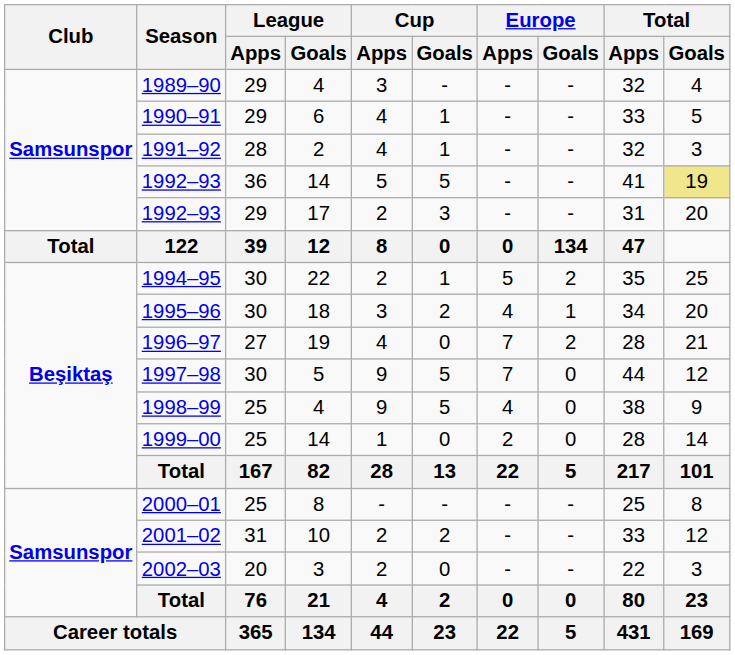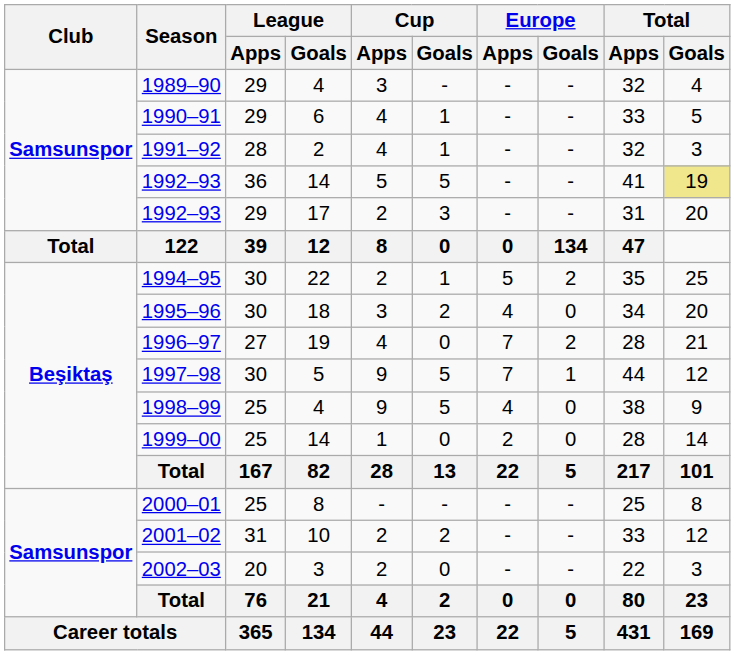(571, 310) 1 -> (571, 310) 0
(571, 375) 0 -> (571, 375) 1
